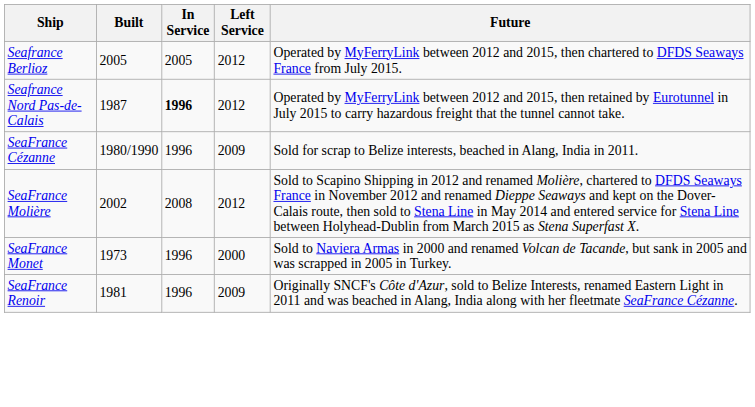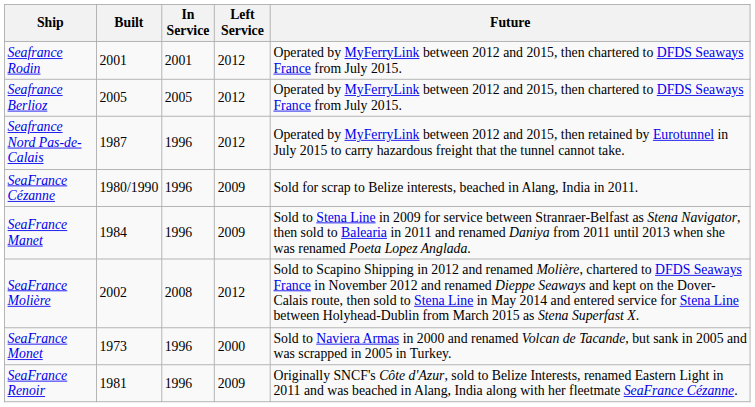+ row: (35, 60)
(178, 105) bold -> (178, 142) normal
+ row: (37, 232)
